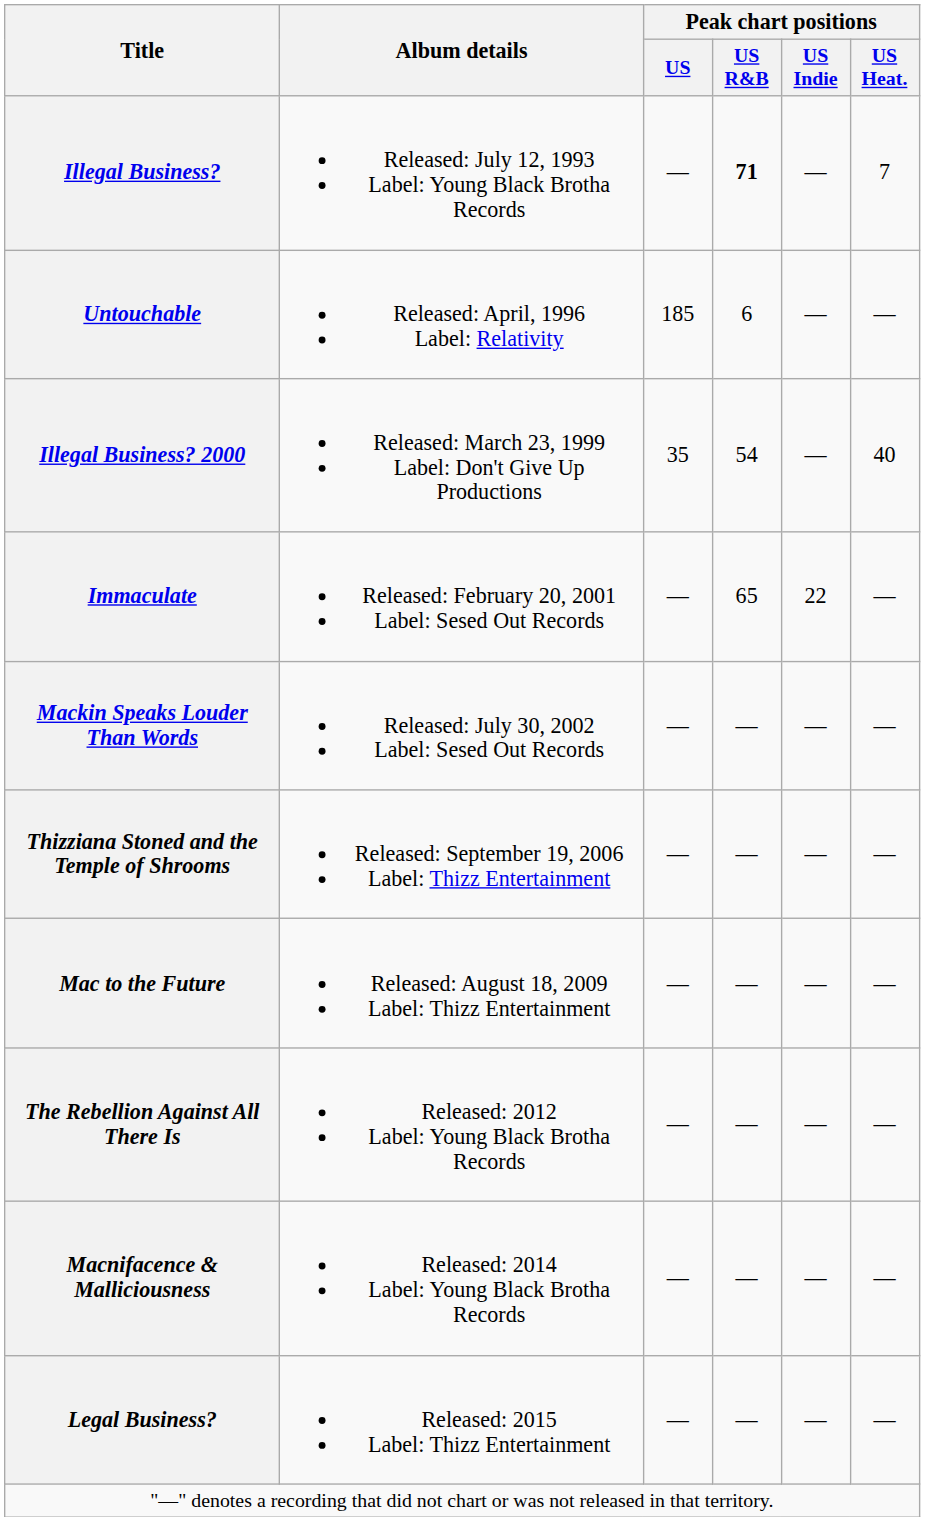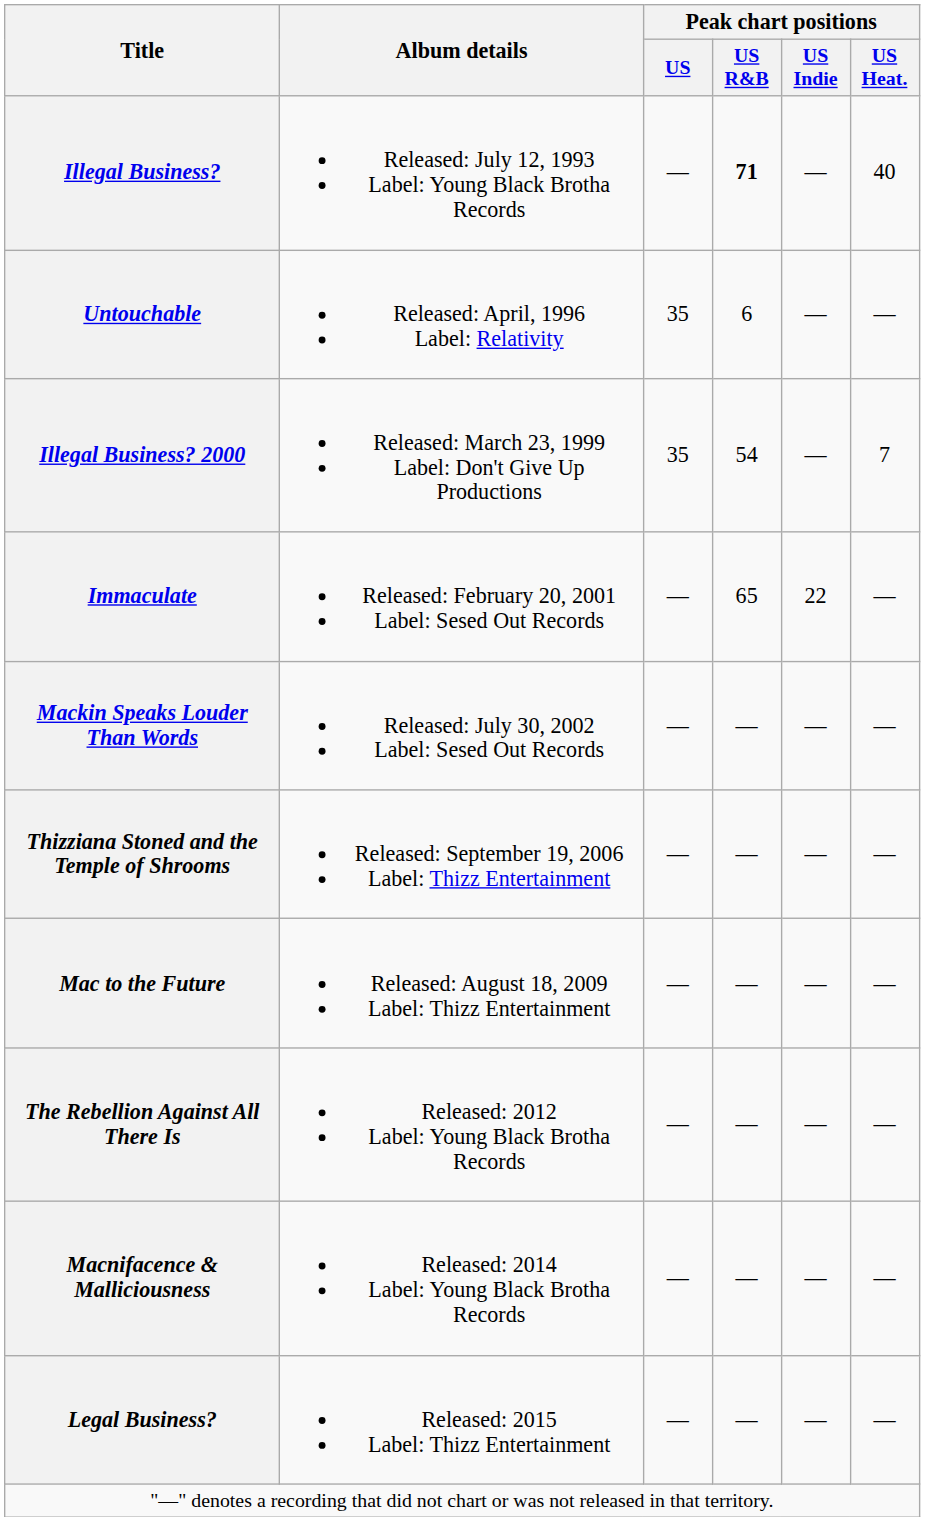(884, 172) 7 -> (884, 172) 40
(678, 313) 185 -> (678, 313) 35
(884, 455) 40 -> (884, 455) 7
